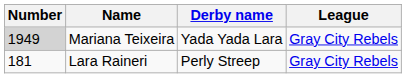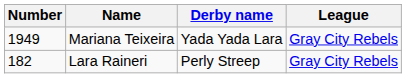(24, 38) lightgrey background -> (24, 38) no background
(20, 61) 181 -> (20, 61) 182
